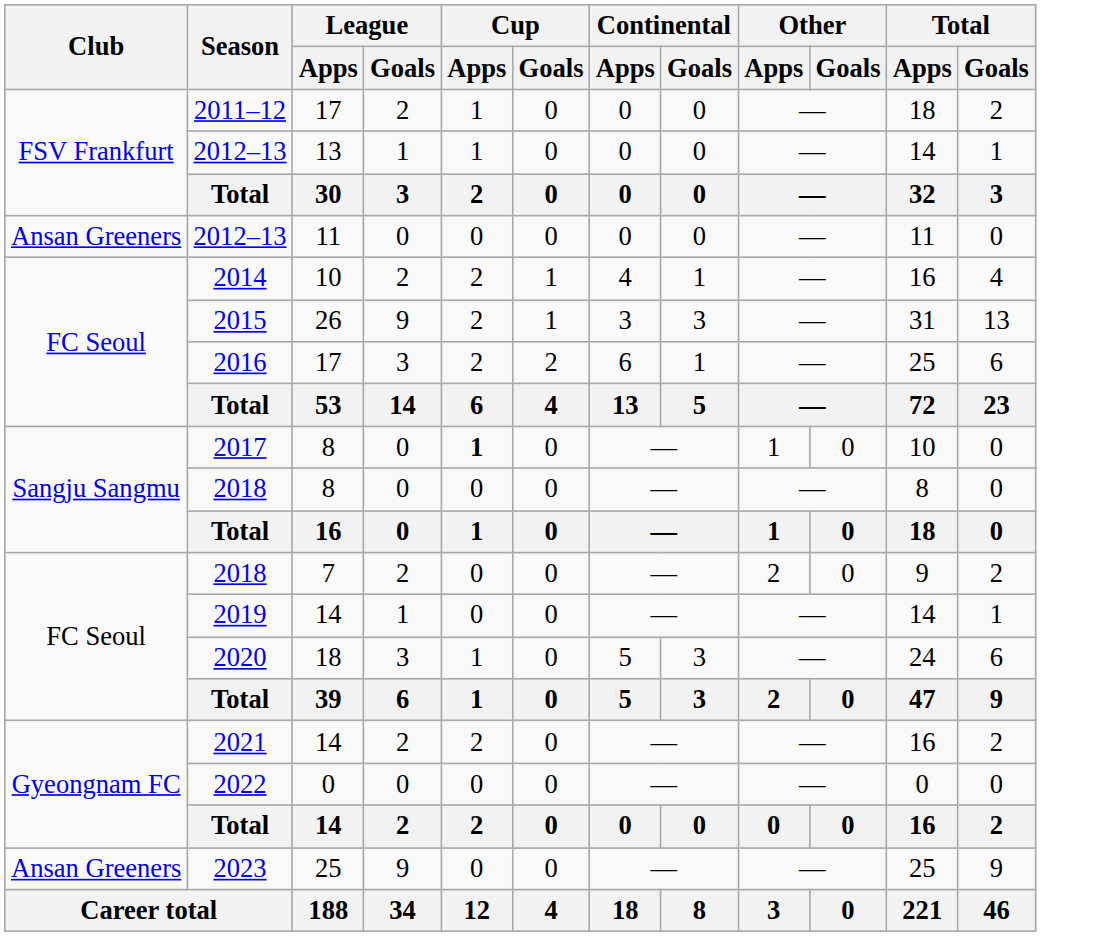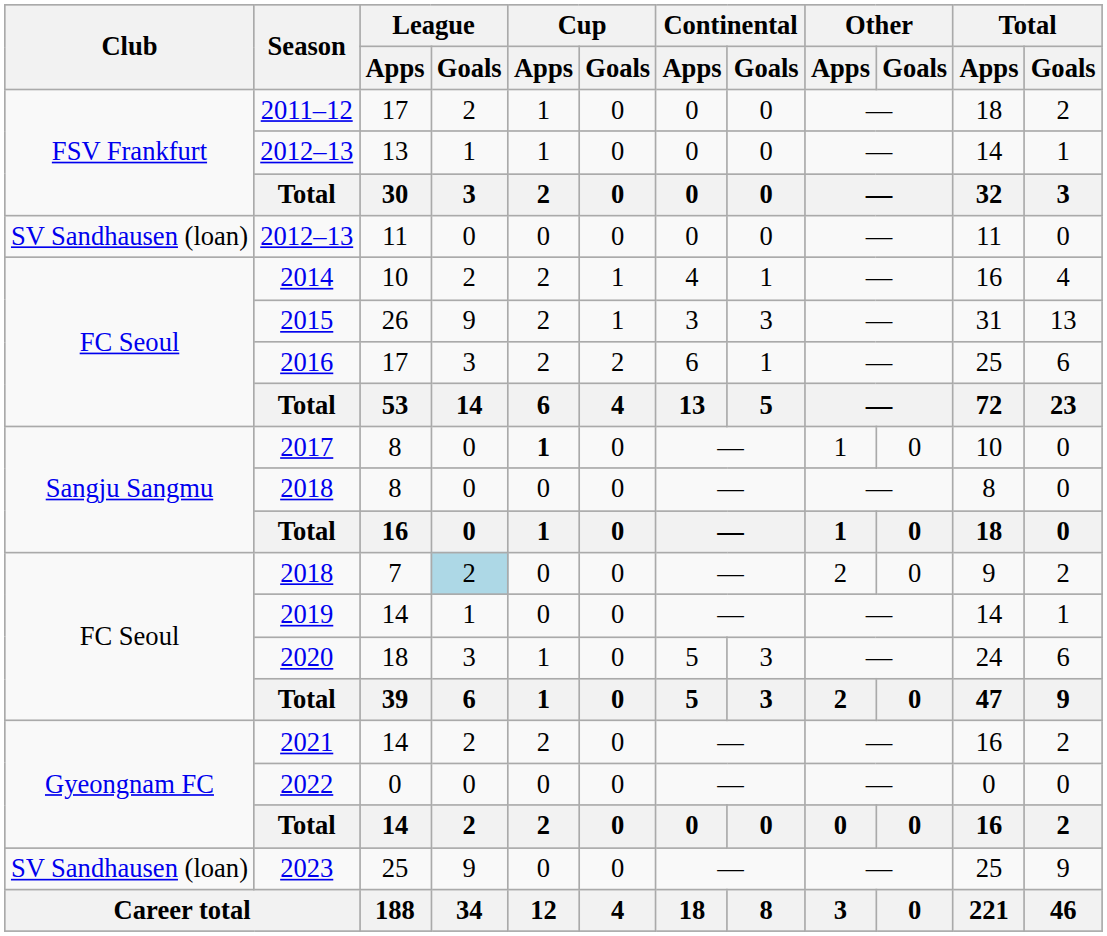(96, 236) Ansan Greeners -> (129, 236) SV Sandhausen (loan)
(403, 573) no background -> (469, 573) lightblue background
(96, 868) Ansan Greeners -> (129, 868) SV Sandhausen (loan)
